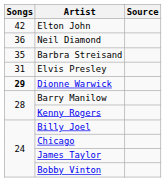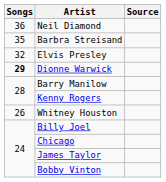- row: (64, 26)
(20, 69) 31 -> (20, 55) 32
+ row: (77, 112)
